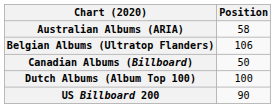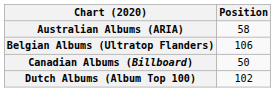(244, 79) 100 -> (244, 79) 102
- row: (111, 95)
